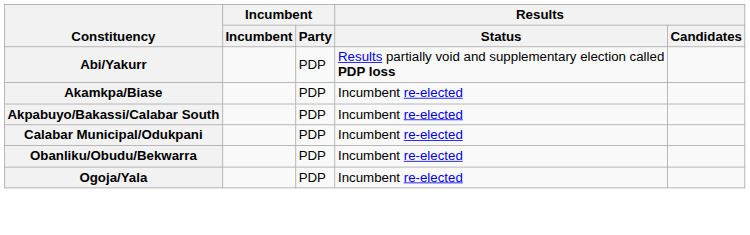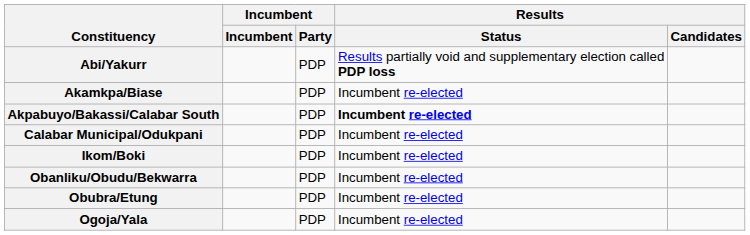(400, 114) normal -> (405, 114) bold
+ row: (113, 156)
+ row: (113, 198)
